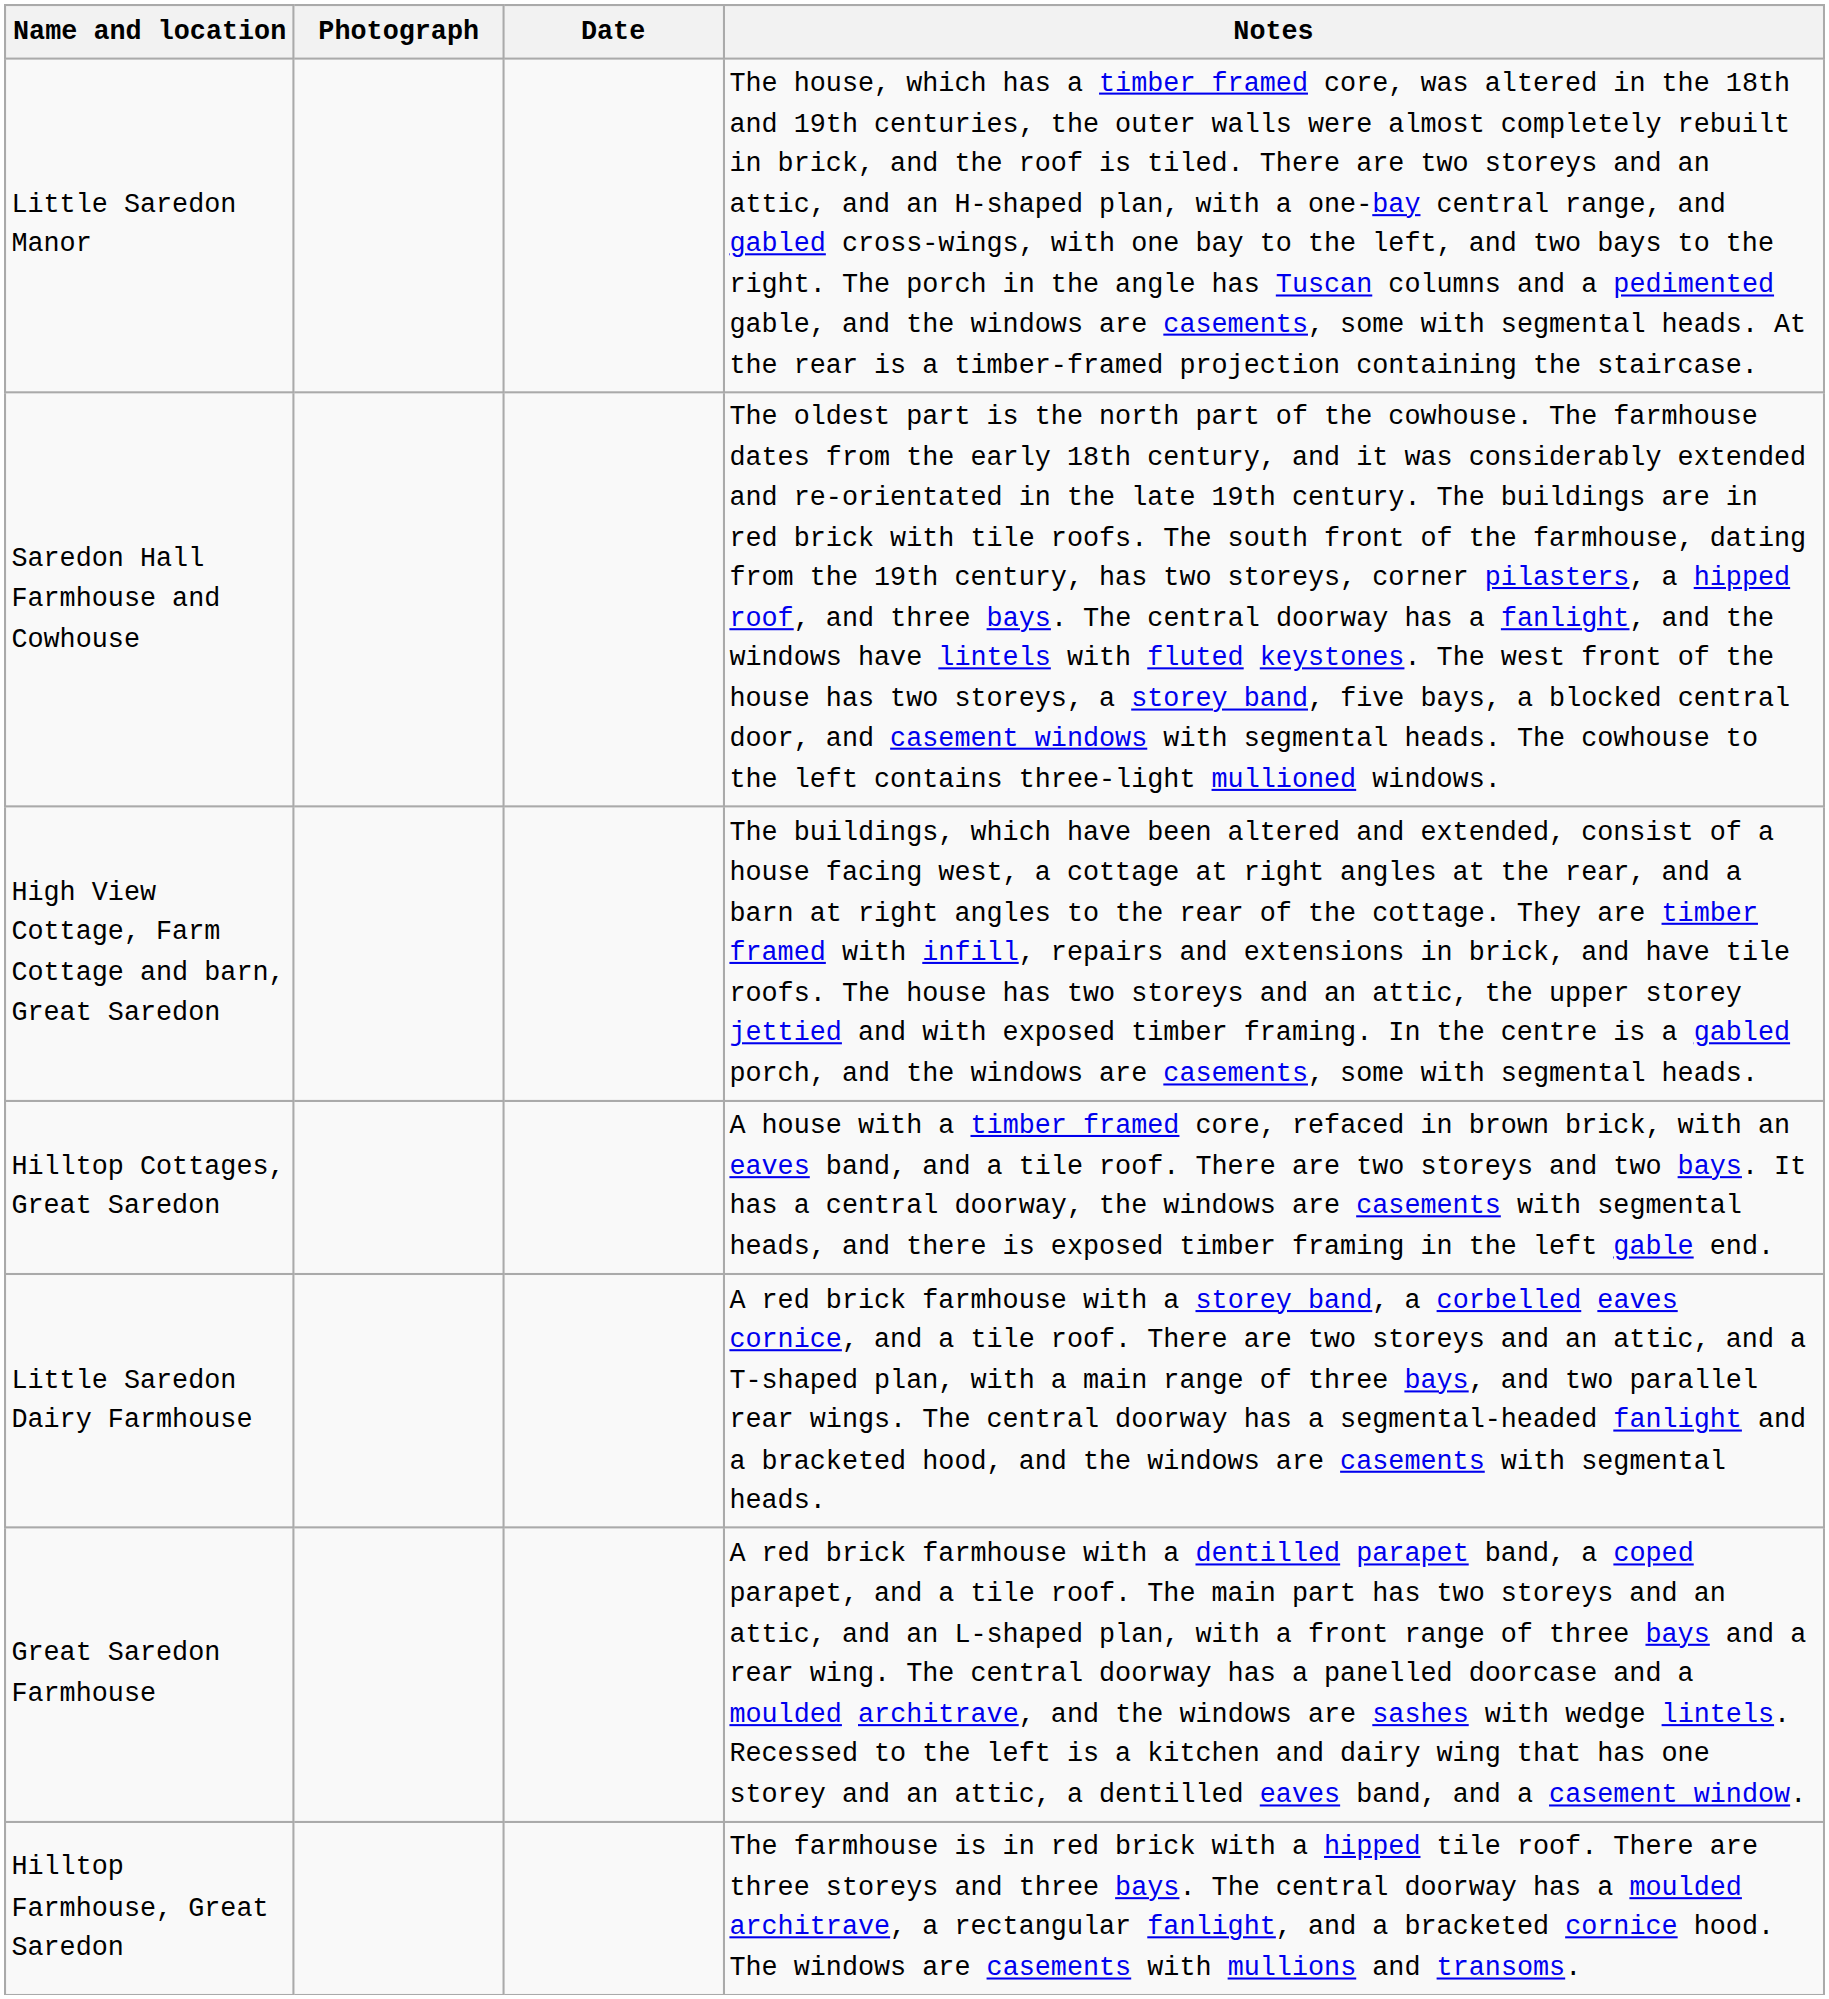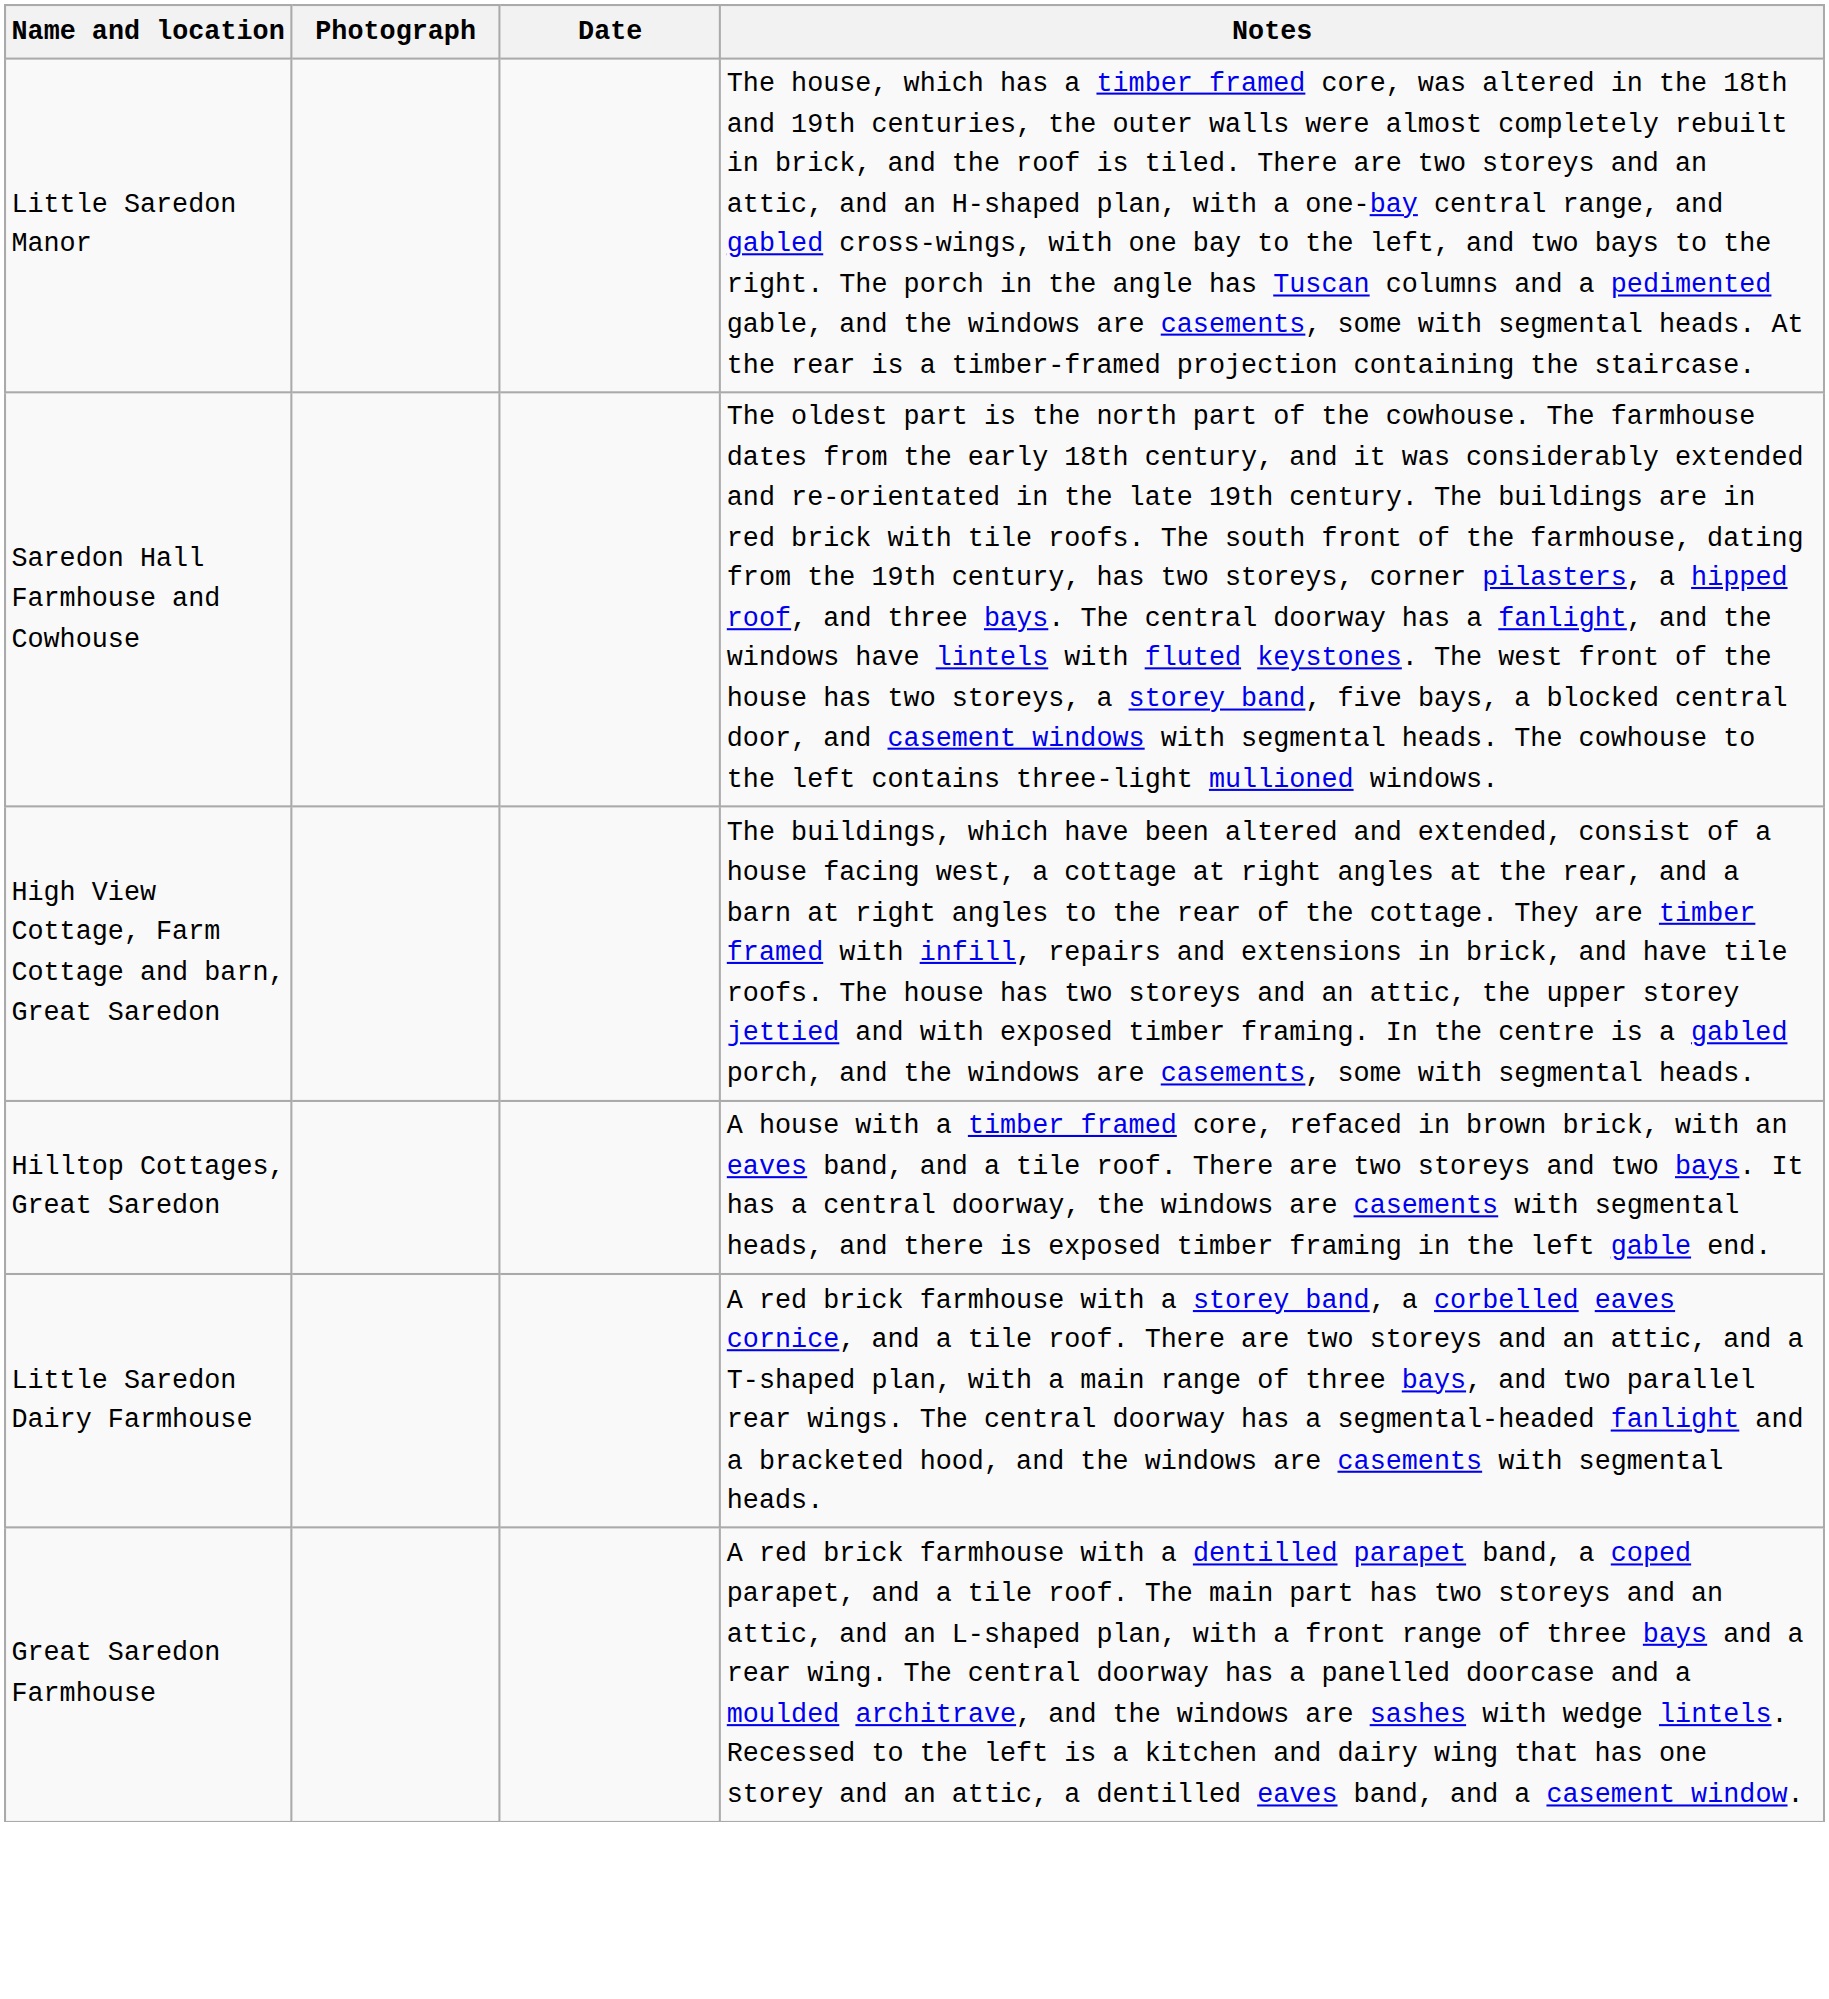- row: (140, 1908)
